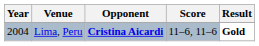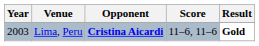(18, 31) 2004 -> (18, 31) 2003
